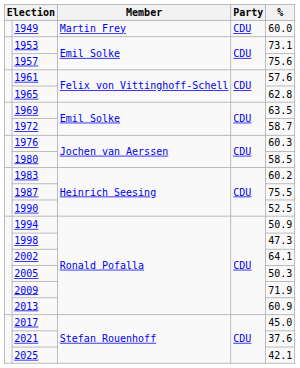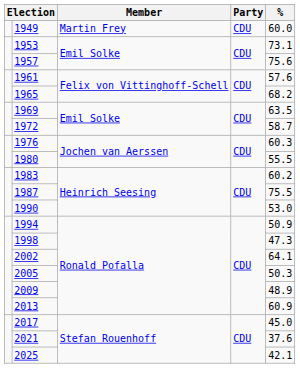(280, 94) 62.8 -> (280, 94) 68.2
(280, 159) 58.5 -> (280, 159) 55.5
(280, 208) 52.5 -> (280, 208) 53.0
(280, 290) 71.9 -> (280, 290) 48.9
